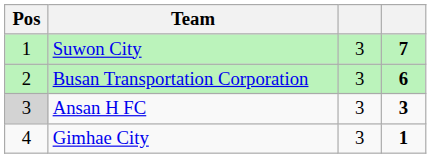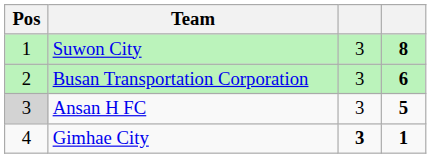(403, 49) 7 -> (403, 49) 8
(403, 108) 3 -> (403, 108) 5
(360, 138) normal -> (360, 138) bold
